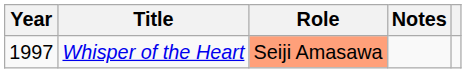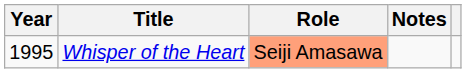(31, 51) 1997 -> (31, 51) 1995
